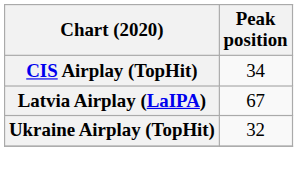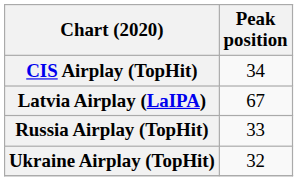+ row: (112, 130)
